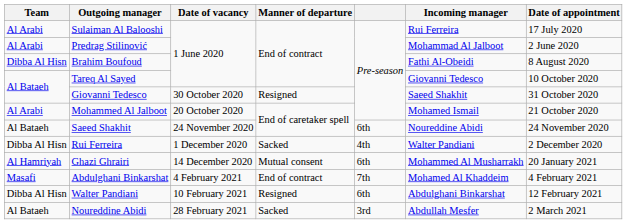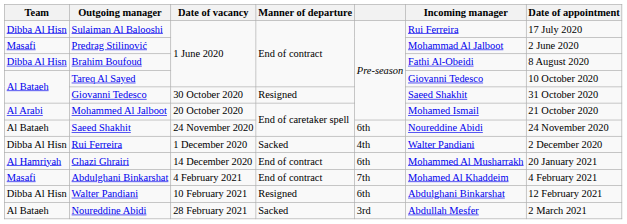(25, 29) Al Arabi -> (37, 29) Dibba Al Hisn
(25, 45) Al Arabi -> (21, 45) Masafi
(290, 161) Mutual consent -> (290, 161) End of contract
